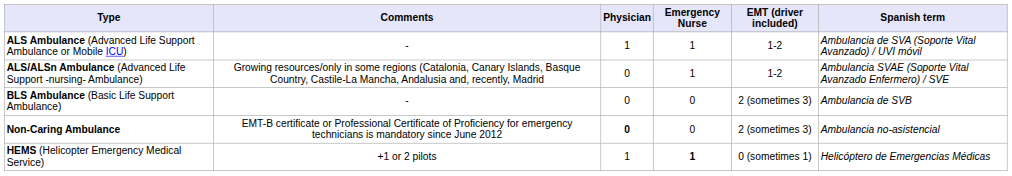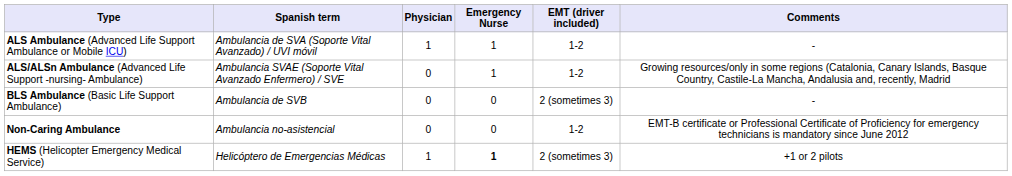columns swapped: (913, 18) <-> (407, 18)
(627, 129) bold -> (428, 129) normal
(775, 129) 2 (sometimes 3) -> (576, 129) 1-2
(775, 157) 0 (sometimes 1) -> (576, 157) 2 (sometimes 3)
